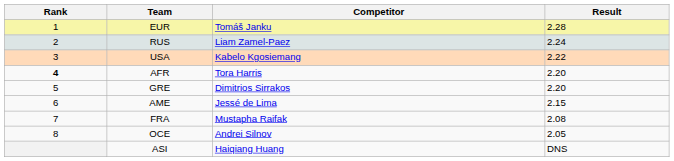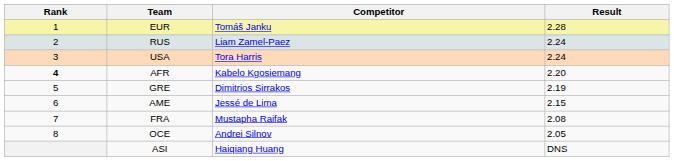(258, 57) Kabelo Kgosiemang -> (238, 57) Tora Harris
(556, 57) 2.22 -> (556, 57) 2.24
(238, 73) Tora Harris -> (258, 73) Kabelo Kgosiemang
(556, 88) 2.20 -> (556, 88) 2.19
